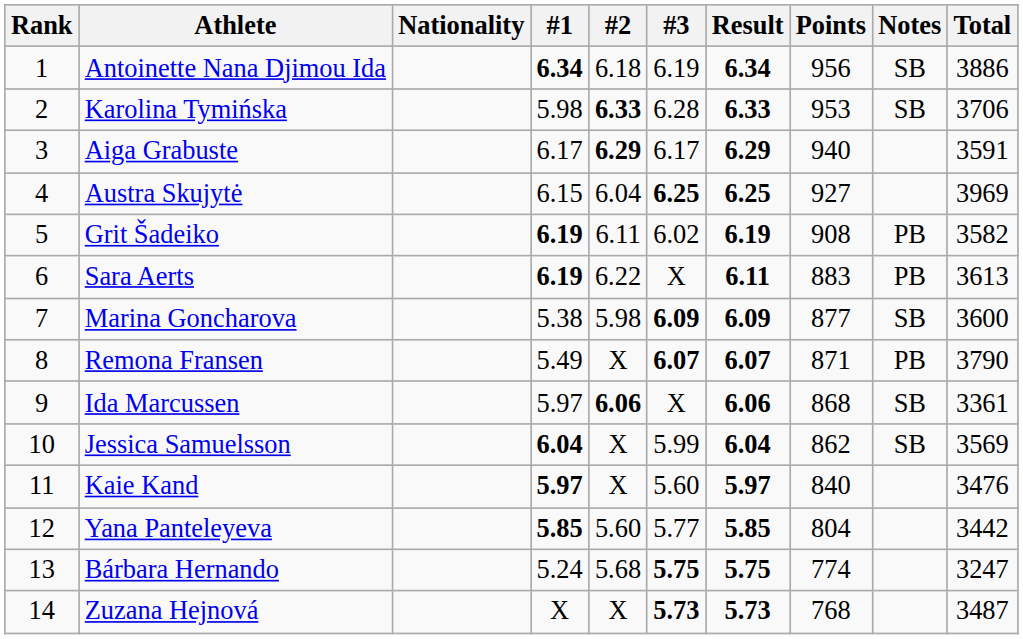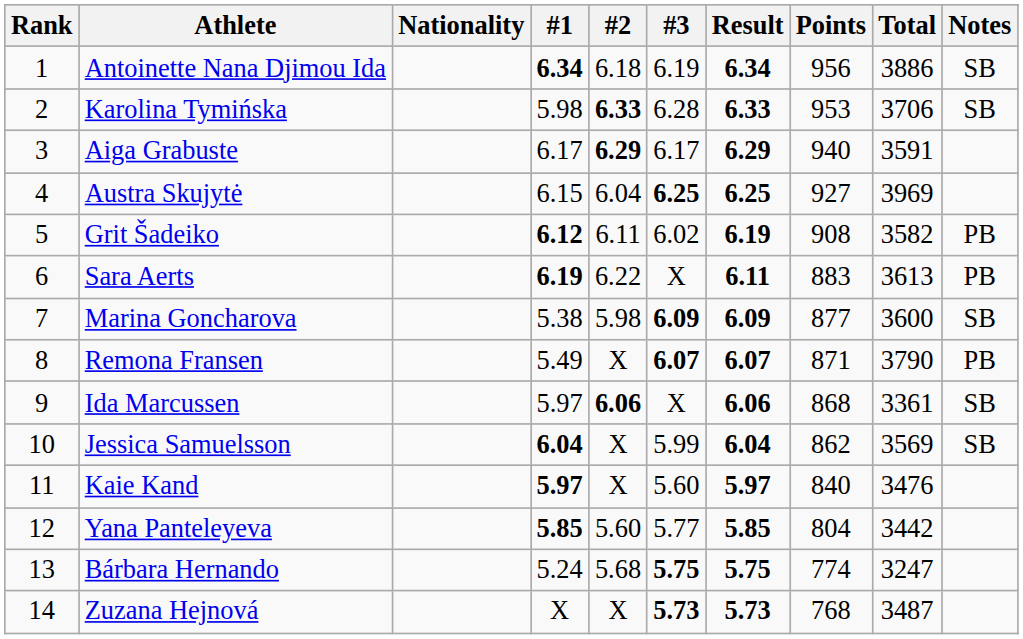columns swapped: (910, 25) <-> (982, 25)
(560, 234) 6.19 -> (560, 234) 6.12
